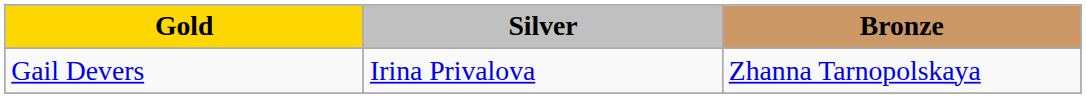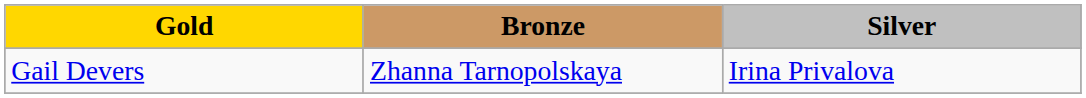columns swapped: (543, 26) <-> (902, 26)
